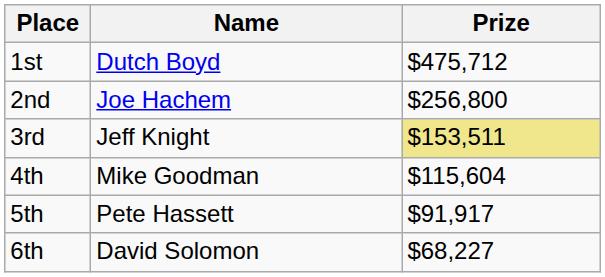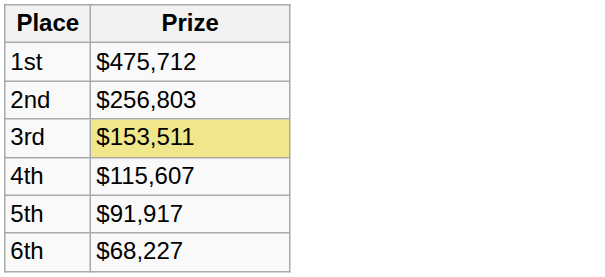- column: (246, 23)
(457, 99) $256,800 -> (146, 99) $256,803
(457, 175) $115,604 -> (146, 175) $115,607
